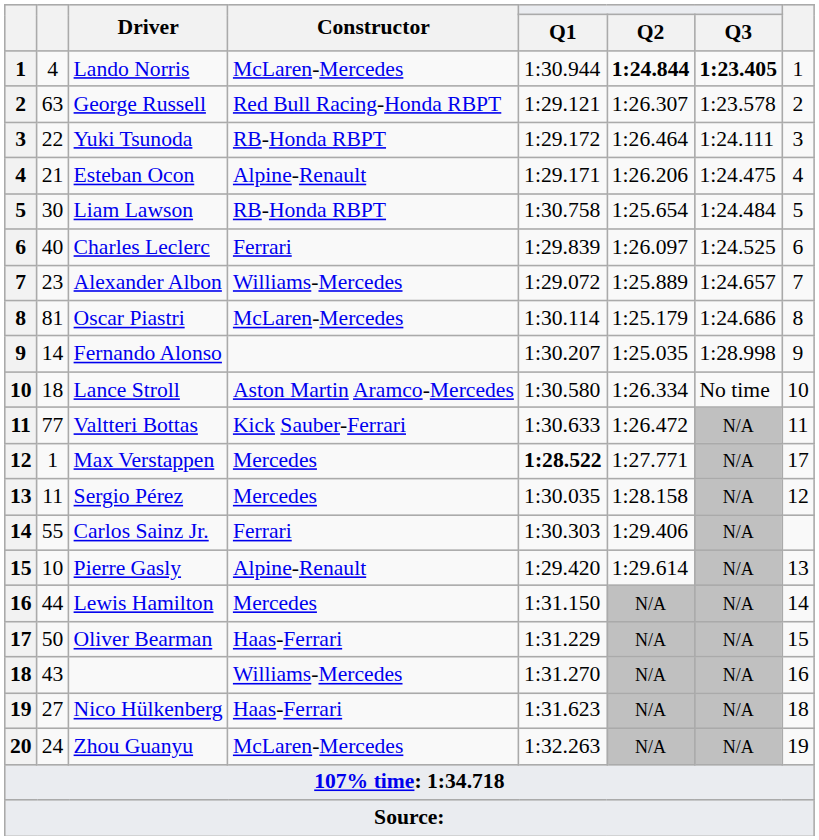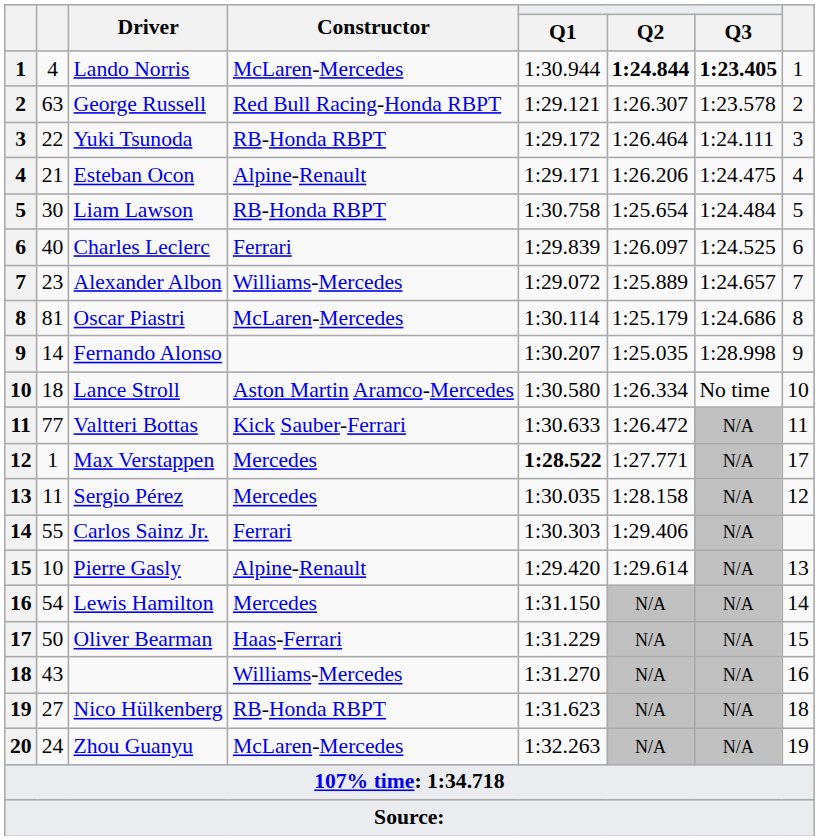(53, 602) 44 -> (53, 602) 54
(288, 710) Haas-Ferrari -> (309, 710) RB-Honda RBPT
